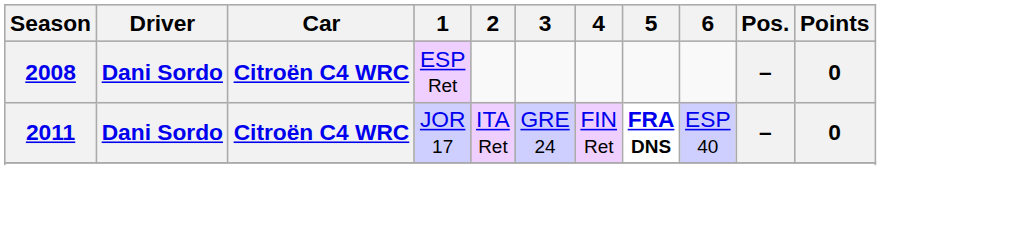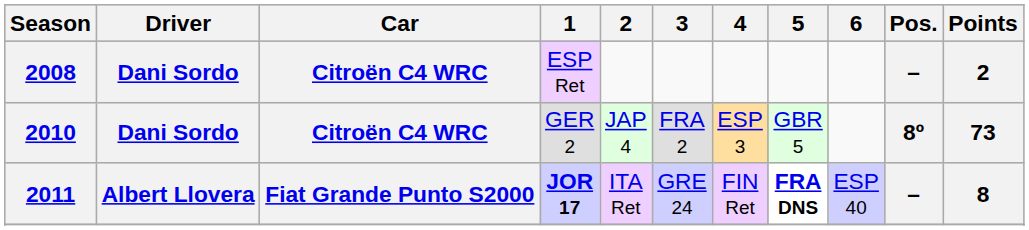(835, 72) 0 -> (983, 72) 2
+ row: (51, 133)
(162, 133) Dani Sordo -> (178, 194) Albert Llovera
(321, 133) Citroën C4 WRC -> (400, 194) Fiat Grande Punto S2000
(443, 133) normal -> (570, 194) bold
(835, 133) 0 -> (983, 194) 8
